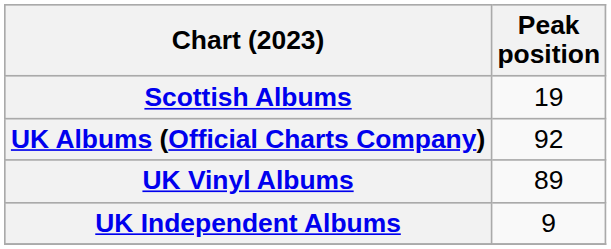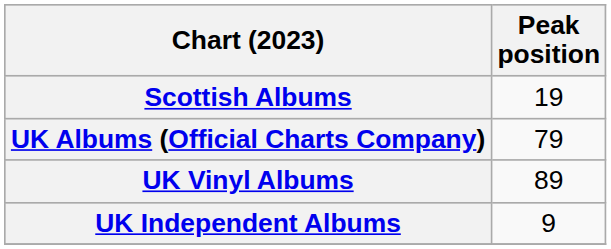(549, 138) 92 -> (549, 138) 79
